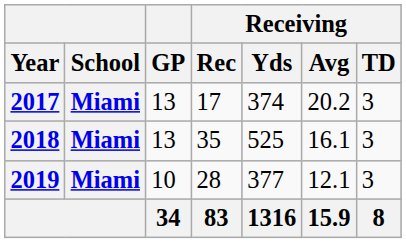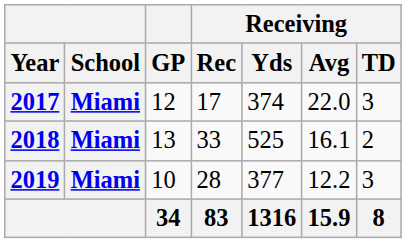(164, 101) 13 -> (164, 101) 12
(329, 101) 20.2 -> (329, 101) 22.0
(209, 140) 35 -> (209, 140) 33
(368, 140) 3 -> (368, 140) 2
(329, 179) 12.1 -> (329, 179) 12.2
